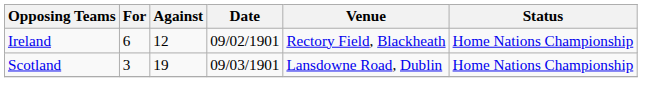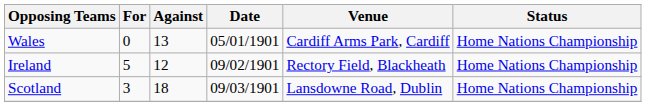+ row: (26, 40)
(127, 40) 6 -> (127, 64) 5
(161, 64) 19 -> (161, 88) 18
